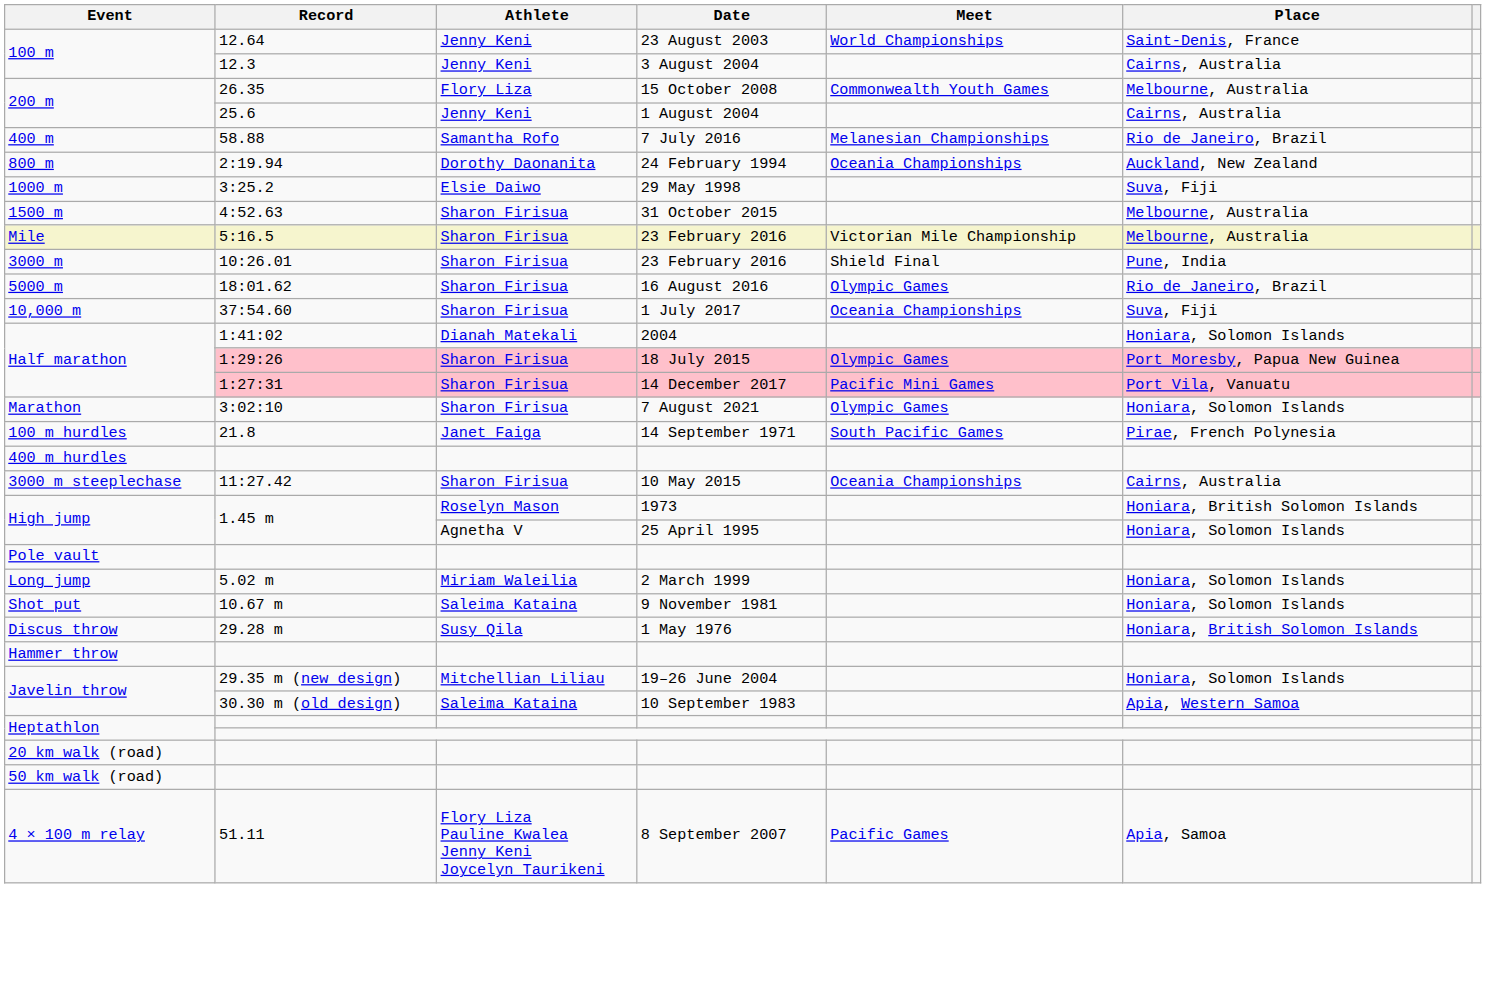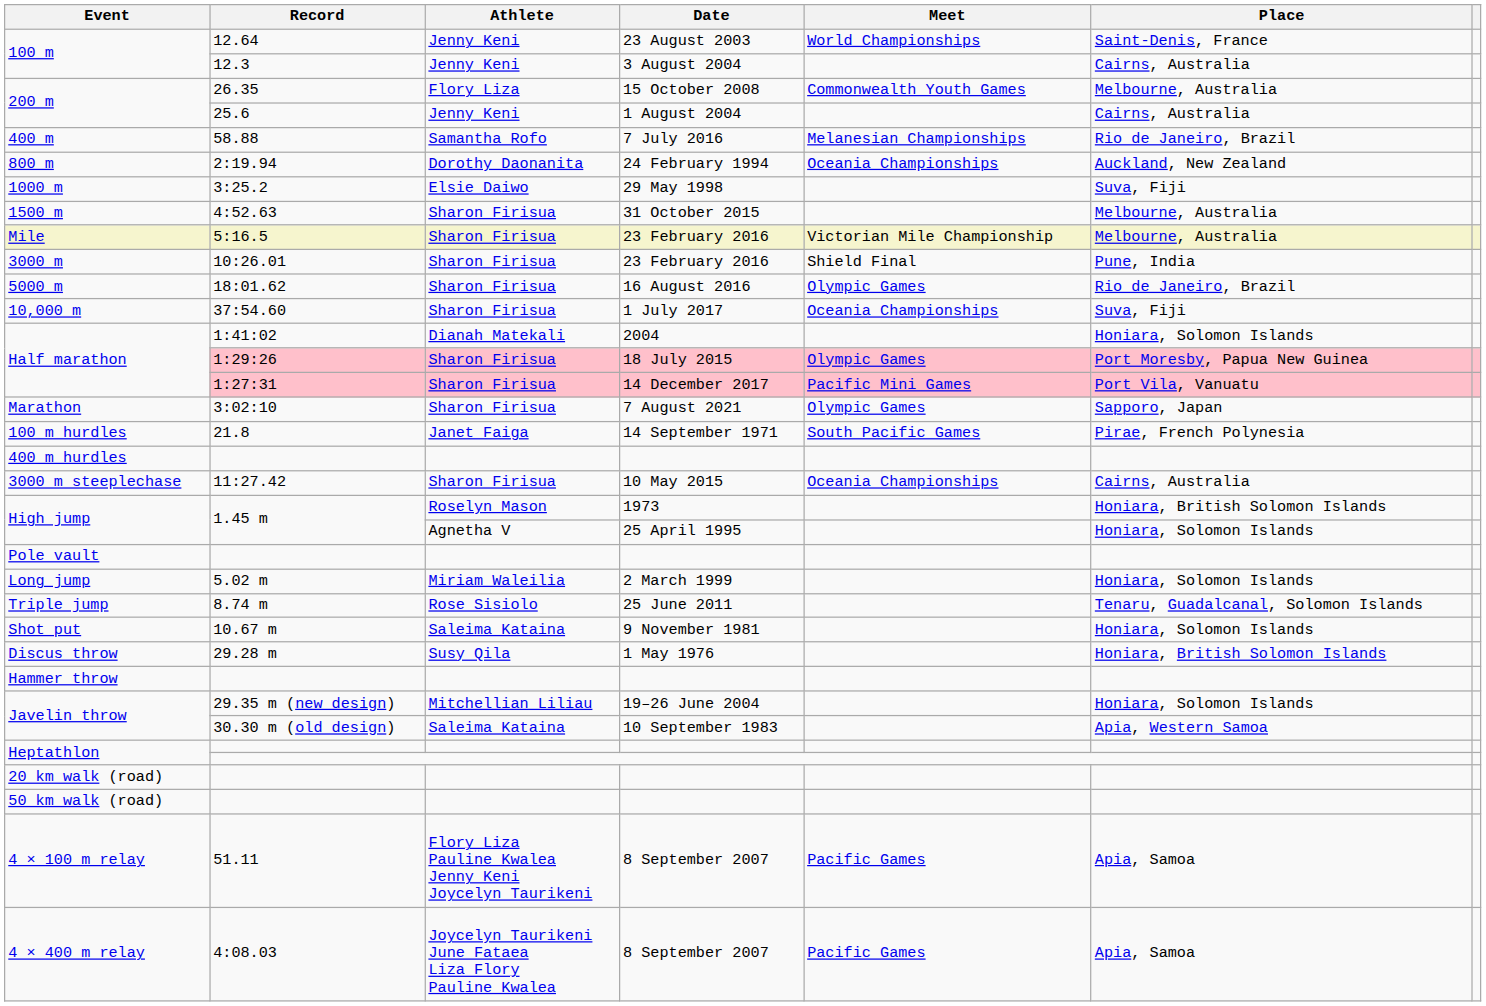(1236, 410) Honiara, Solomon Islands -> (1159, 410) Sapporo, Japan
+ row: (58, 606)
+ row: (77, 954)
